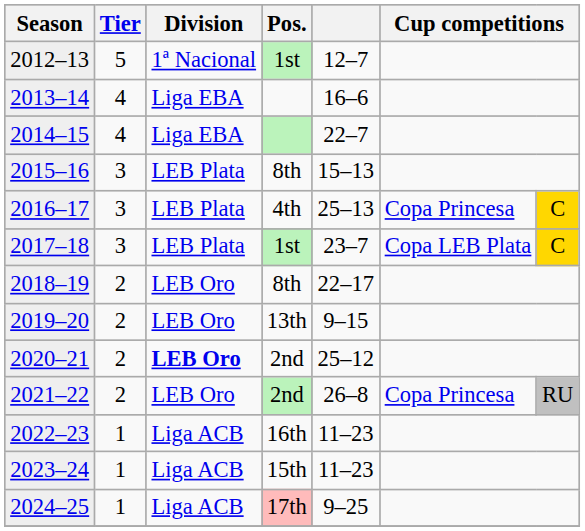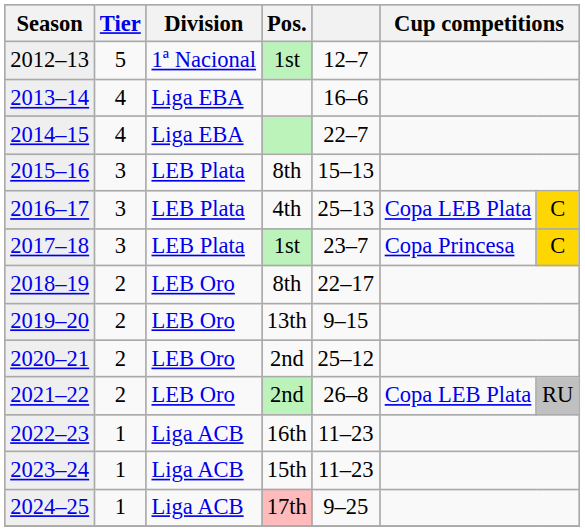(450, 208) Copa Princesa -> (458, 208) Copa LEB Plata
(458, 246) Copa LEB Plata -> (450, 246) Copa Princesa
(196, 357) bold -> (193, 357) normal
(450, 395) Copa Princesa -> (458, 395) Copa LEB Plata
